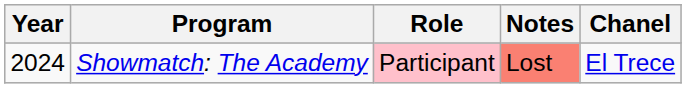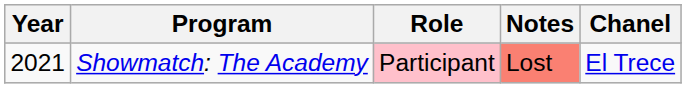(38, 62) 2024 -> (38, 62) 2021
